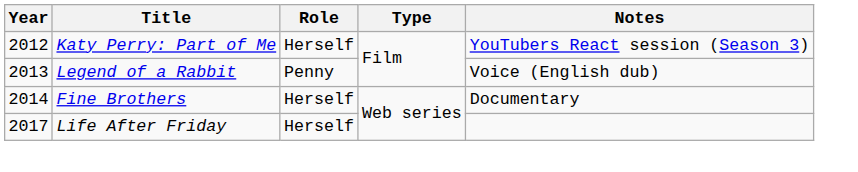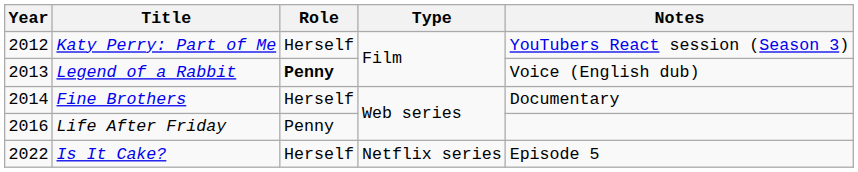(309, 72) normal -> (309, 72) bold
(29, 127) 2017 -> (29, 127) 2016
(319, 127) Herself -> (309, 127) Penny
+ row: (111, 154)
